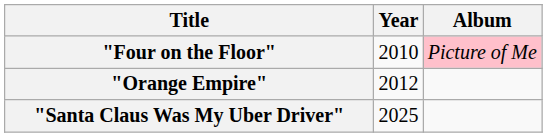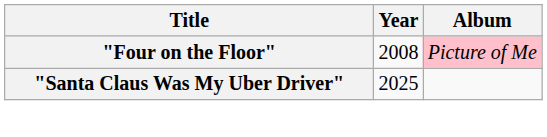(398, 52) 2010 -> (398, 52) 2008
- row: (189, 83)
